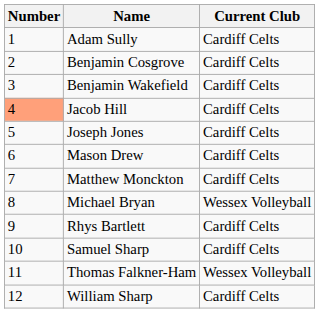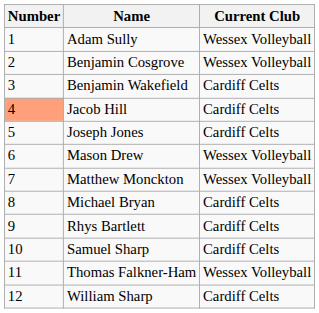(241, 39) Cardiff Celts -> (257, 39) Wessex Volleyball
(241, 62) Cardiff Celts -> (257, 62) Wessex Volleyball
(241, 156) Cardiff Celts -> (257, 156) Wessex Volleyball
(241, 179) Cardiff Celts -> (257, 179) Wessex Volleyball
(257, 202) Wessex Volleyball -> (241, 202) Cardiff Celts
